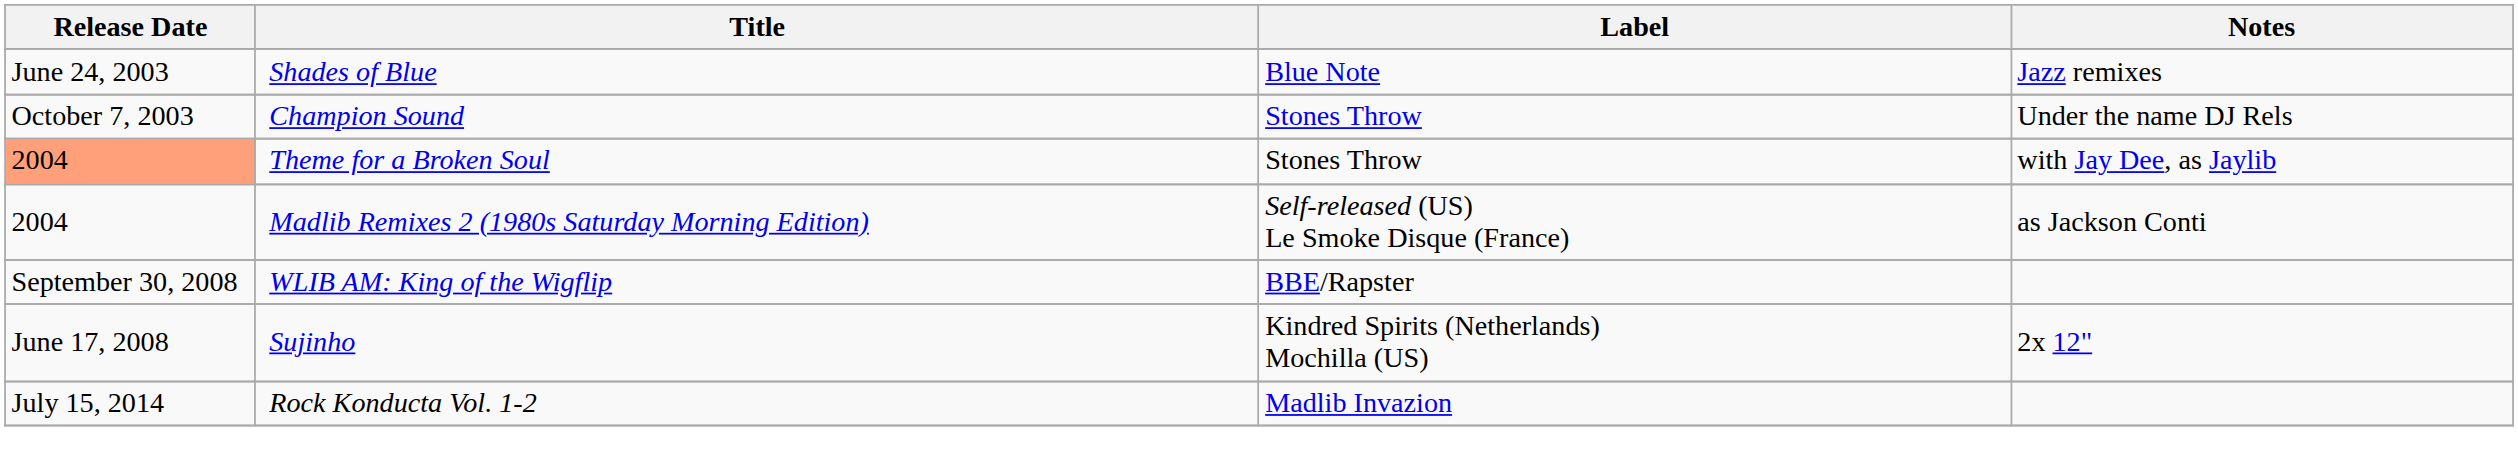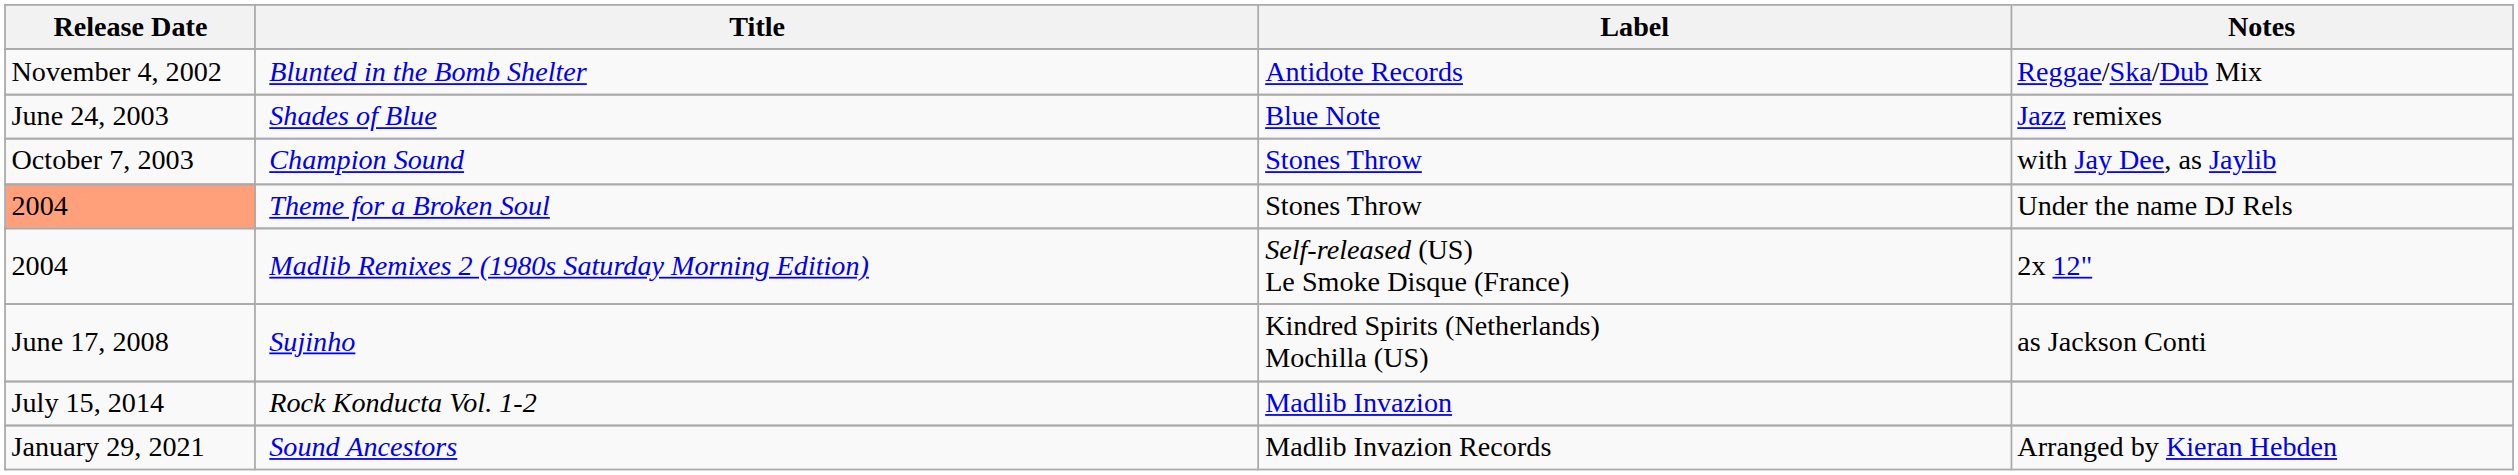+ row: (425, 71)
(2155, 116) Under the name DJ Rels -> (2147, 160) with Jay Dee, as Jaylib
(2147, 160) with Jay Dee, as Jaylib -> (2155, 205) Under the name DJ Rels
(2112, 221) as Jackson Conti -> (2055, 265) 2x 12"
- row: (437, 281)
(2055, 342) 2x 12" -> (2112, 342) as Jackson Conti
+ row: (360, 447)
